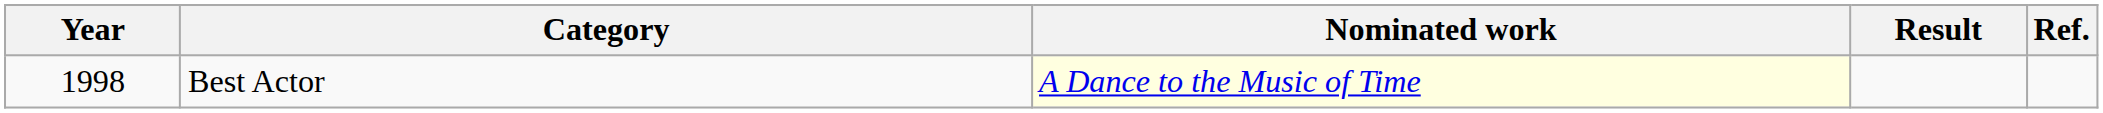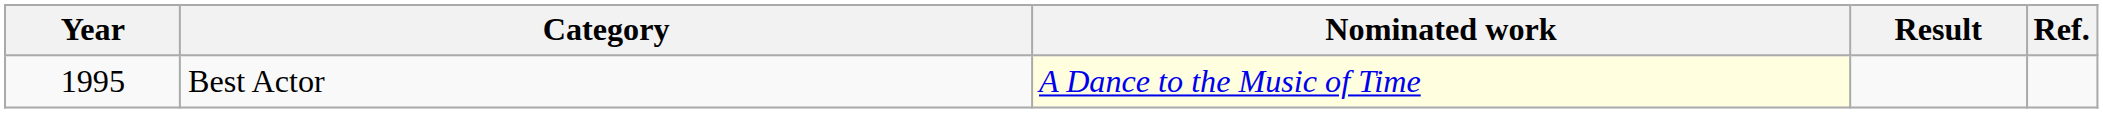(93, 81) 1998 -> (93, 81) 1995
